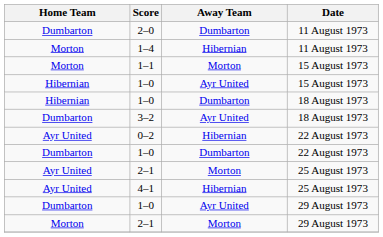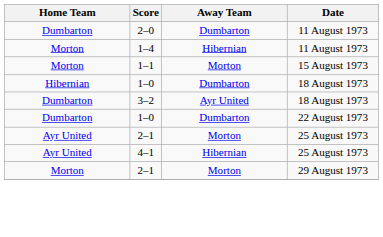- row: (146, 83)
- row: (146, 135)
- row: (146, 205)
